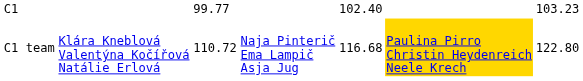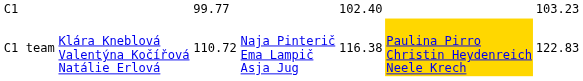(361, 47) 116.68 -> (361, 47) 116.38
(558, 47) 122.80 -> (558, 47) 122.83
